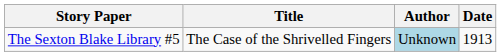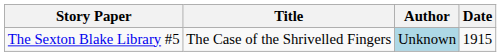(477, 39) 1913 -> (477, 39) 1915
